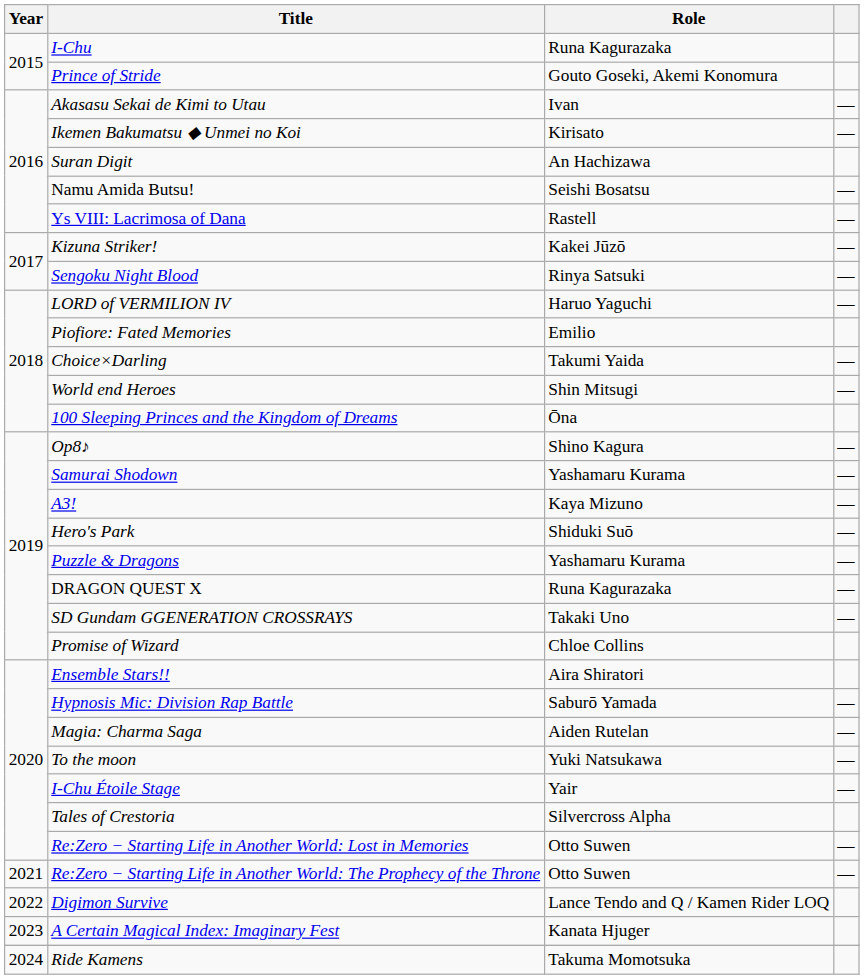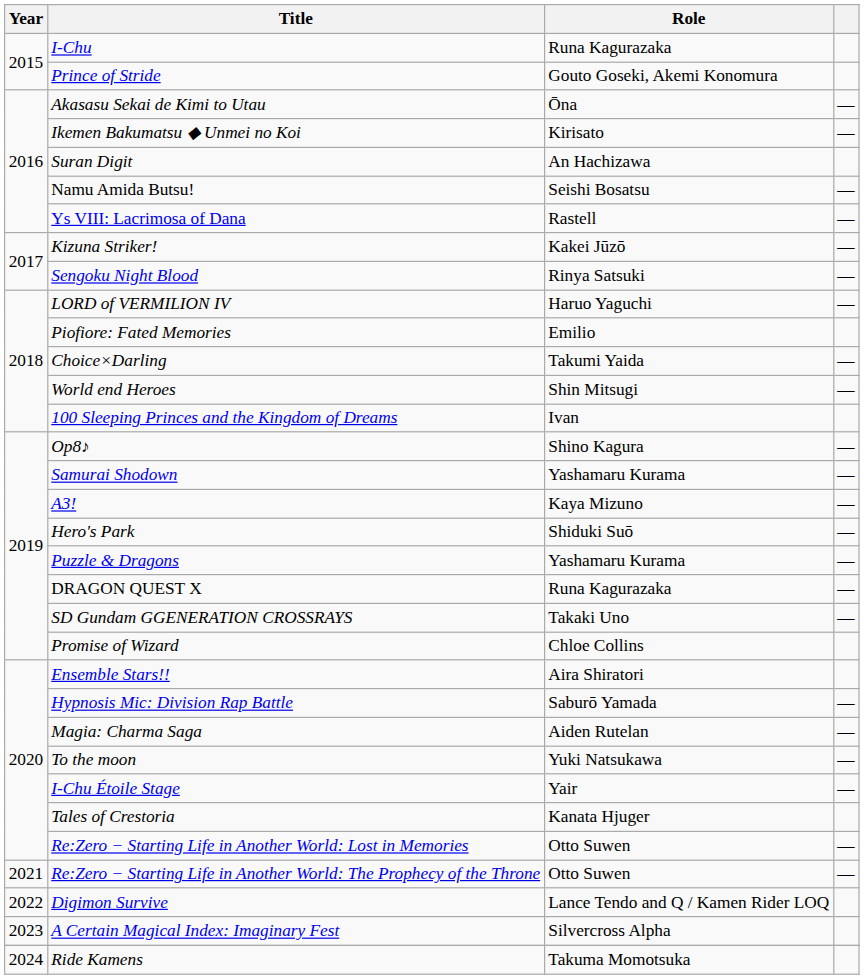(564, 104) Ivan -> (563, 104) Ōna
(563, 418) Ōna -> (564, 418) Ivan
(609, 817) Silvercross Alpha -> (599, 817) Kanata Hjuger
(599, 931) Kanata Hjuger -> (609, 931) Silvercross Alpha
